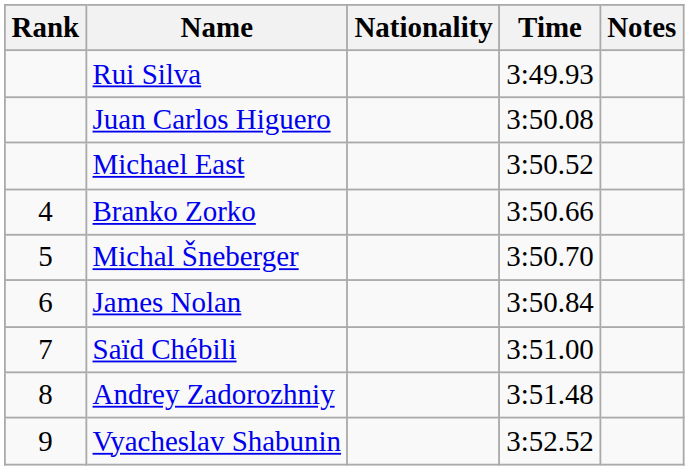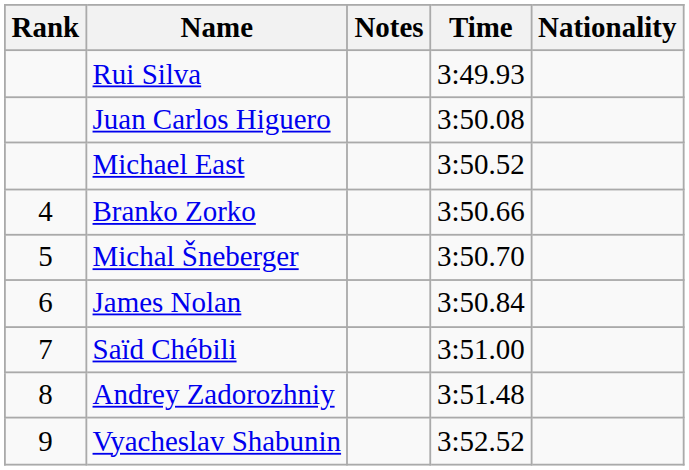columns swapped: (424, 27) <-> (642, 27)
